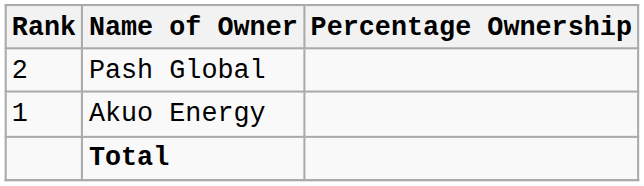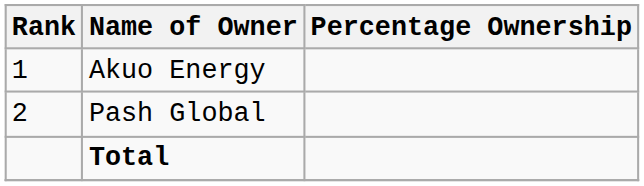rows swapped: (177, 114) <-> (177, 70)
